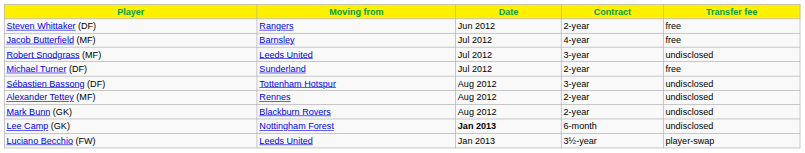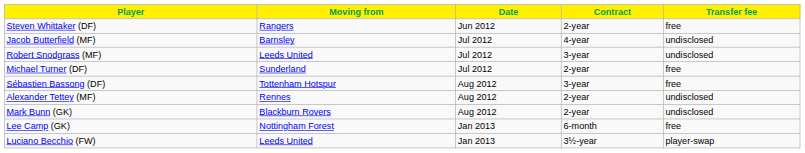(673, 41) free -> (689, 41) undisclosed
(689, 84) undisclosed -> (673, 84) free
(477, 127) bold -> (476, 127) normal
(689, 127) undisclosed -> (673, 127) free
